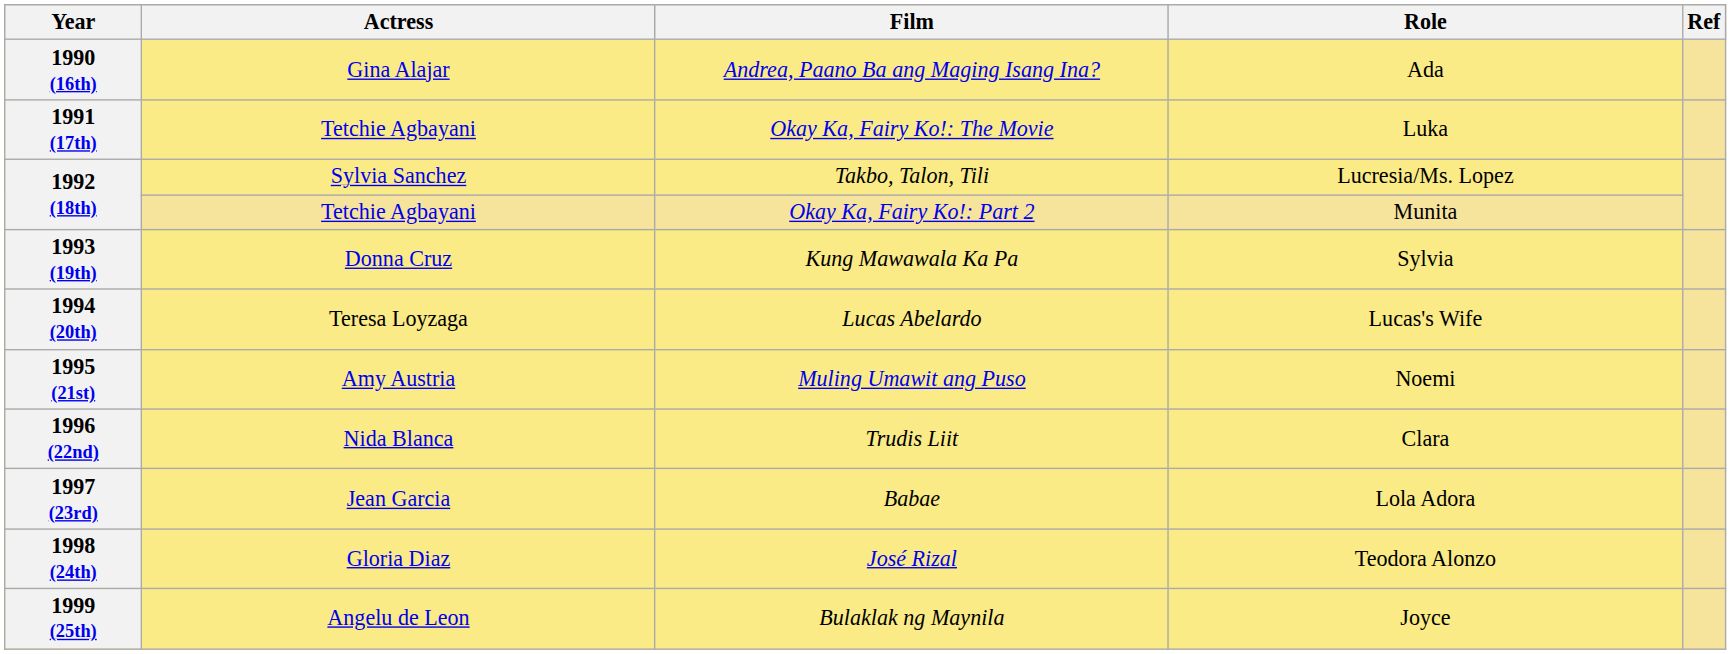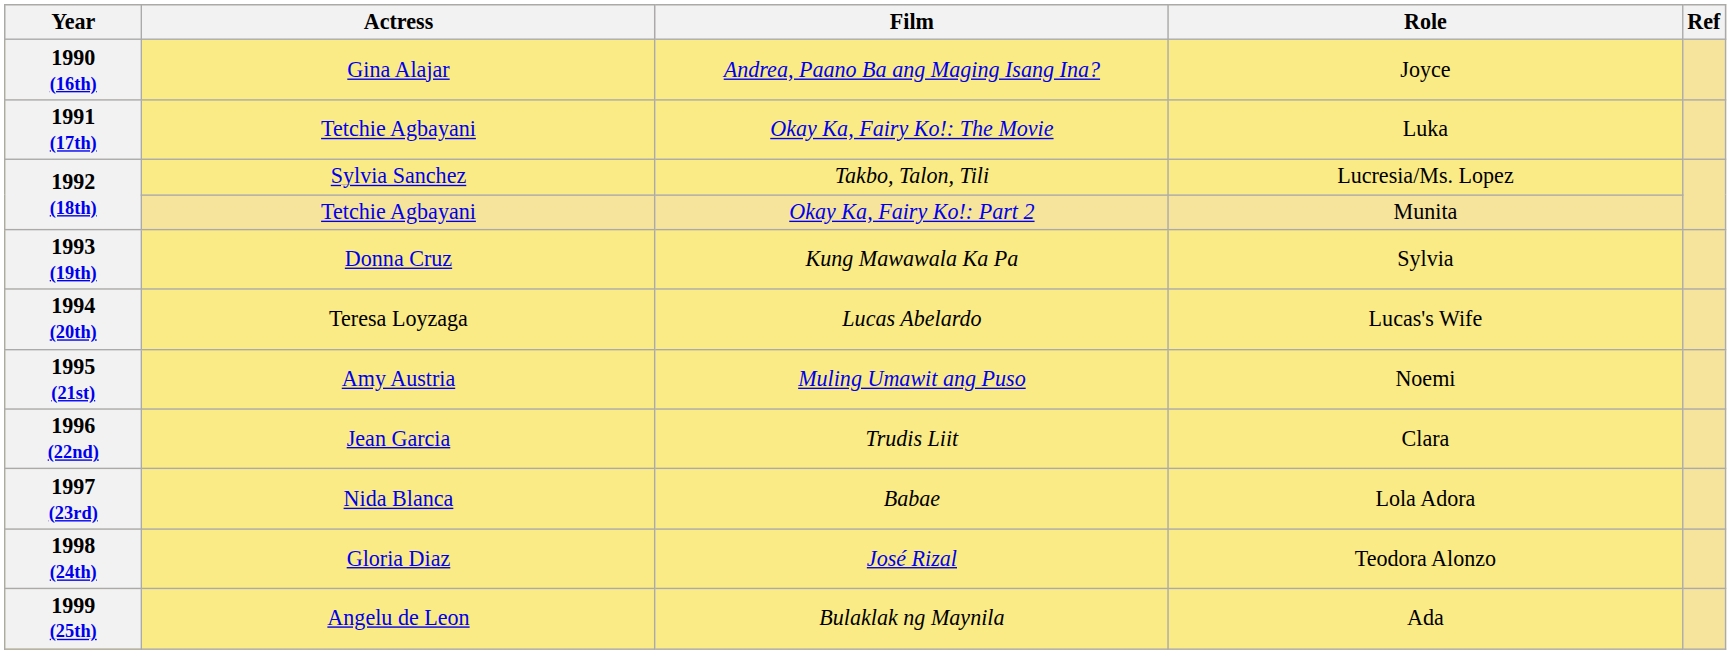(1425, 69) Ada -> (1425, 69) Joyce
(398, 438) Nida Blanca -> (398, 438) Jean Garcia
(398, 498) Jean Garcia -> (398, 498) Nida Blanca
(1425, 618) Joyce -> (1425, 618) Ada
